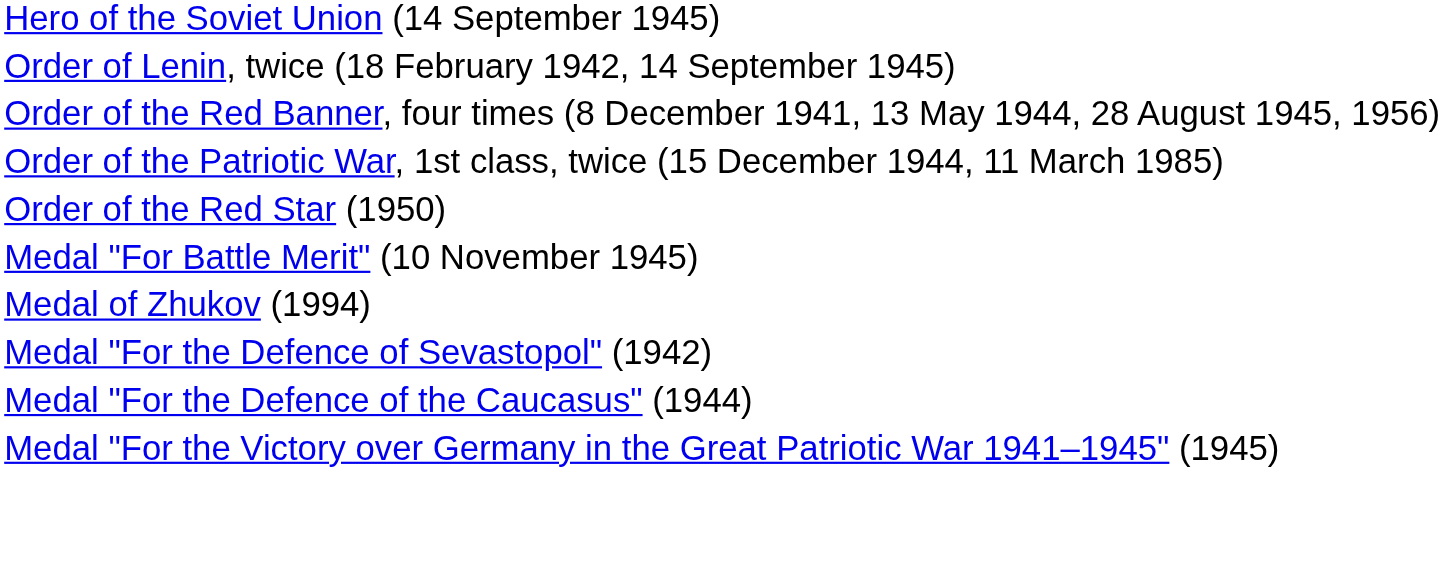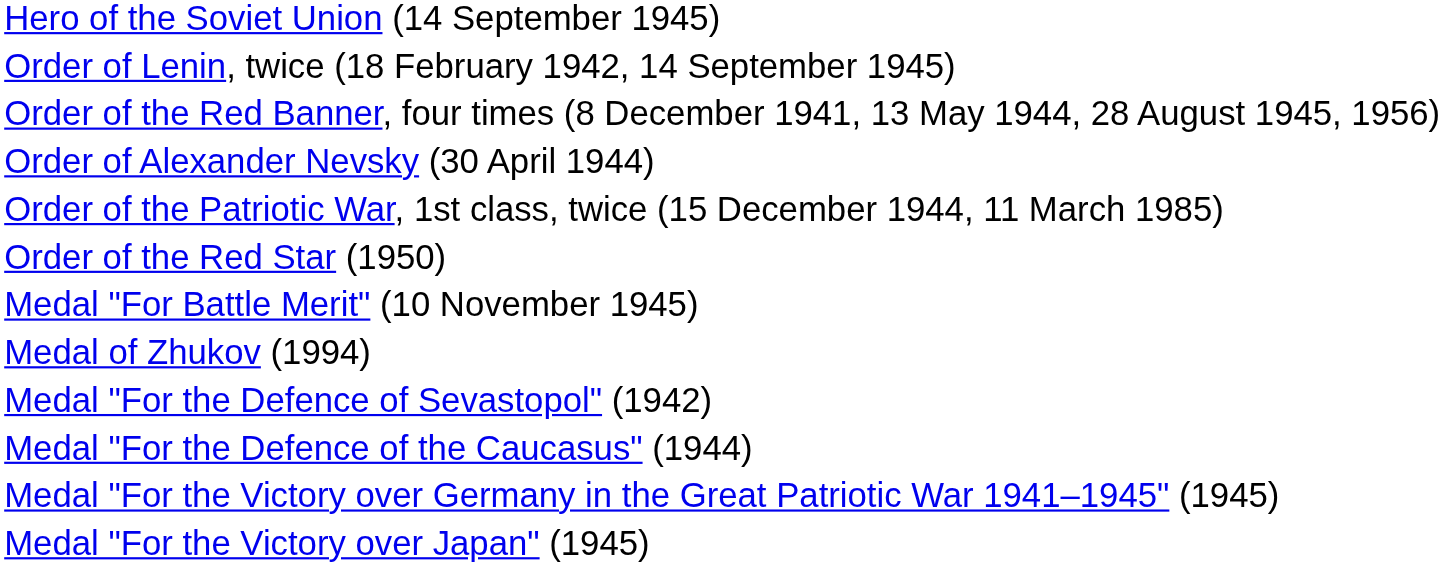+ row: (329, 161)
+ row: (327, 543)
